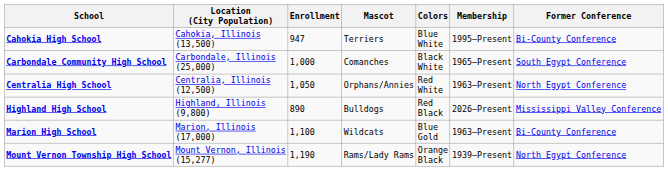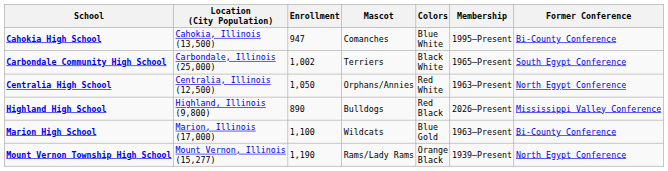(364, 39) Terriers -> (366, 39) Comanches
(302, 62) 1,000 -> (302, 62) 1,002
(366, 62) Comanches -> (364, 62) Terriers
